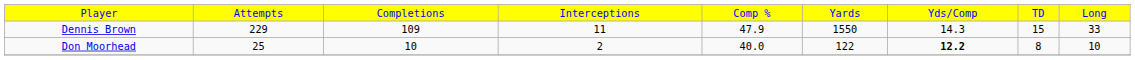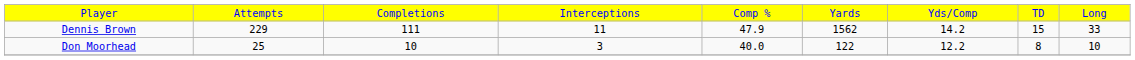(411, 30) 109 -> (411, 30) 111
(845, 30) 1550 -> (845, 30) 1562
(953, 30) 14.3 -> (953, 30) 14.2
(600, 46) 2 -> (600, 46) 3
(953, 46) bold -> (953, 46) normal
